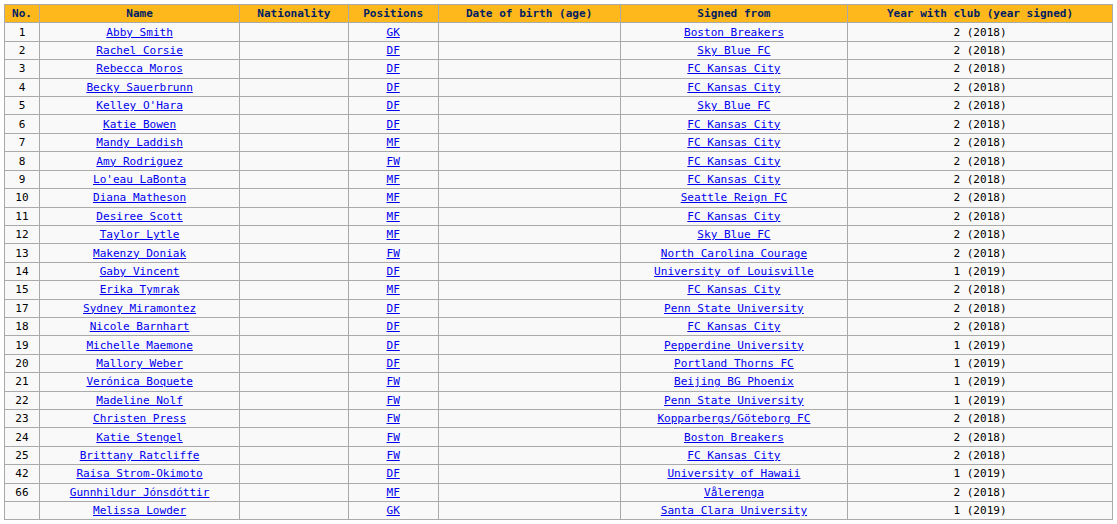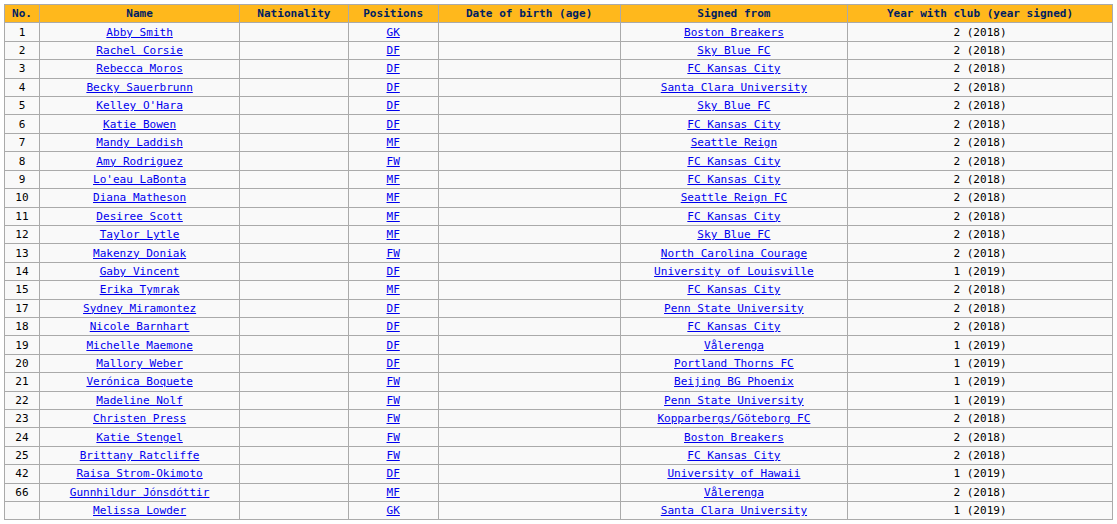(734, 87) FC Kansas City -> (734, 87) Santa Clara University
(734, 143) FC Kansas City -> (734, 143) Seattle Reign
(734, 345) Pepperdine University -> (734, 345) Vålerenga
